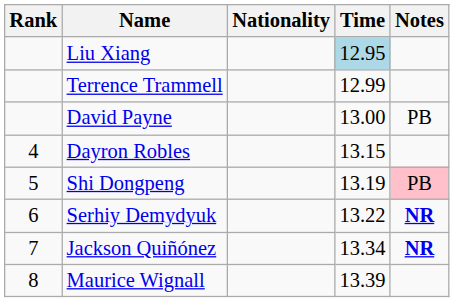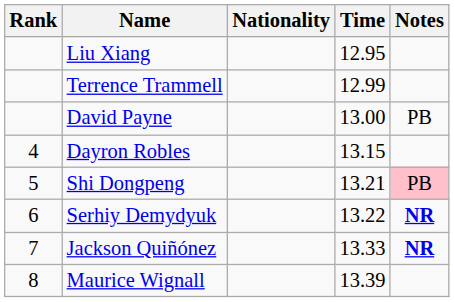(362, 53) lightblue background -> (362, 53) no background
(362, 183) 13.19 -> (362, 183) 13.21
(362, 248) 13.34 -> (362, 248) 13.33
